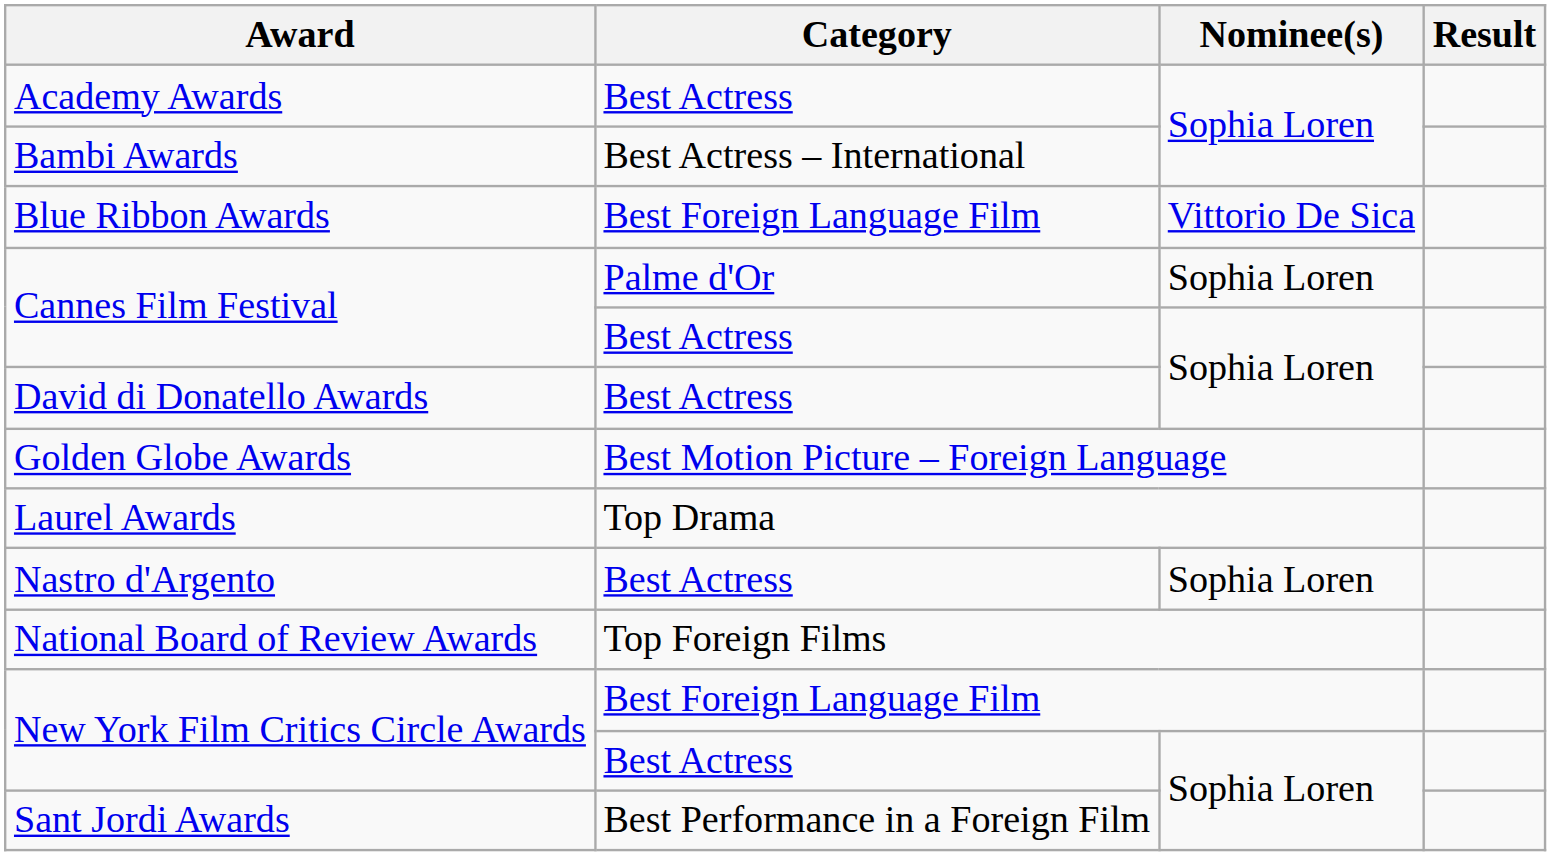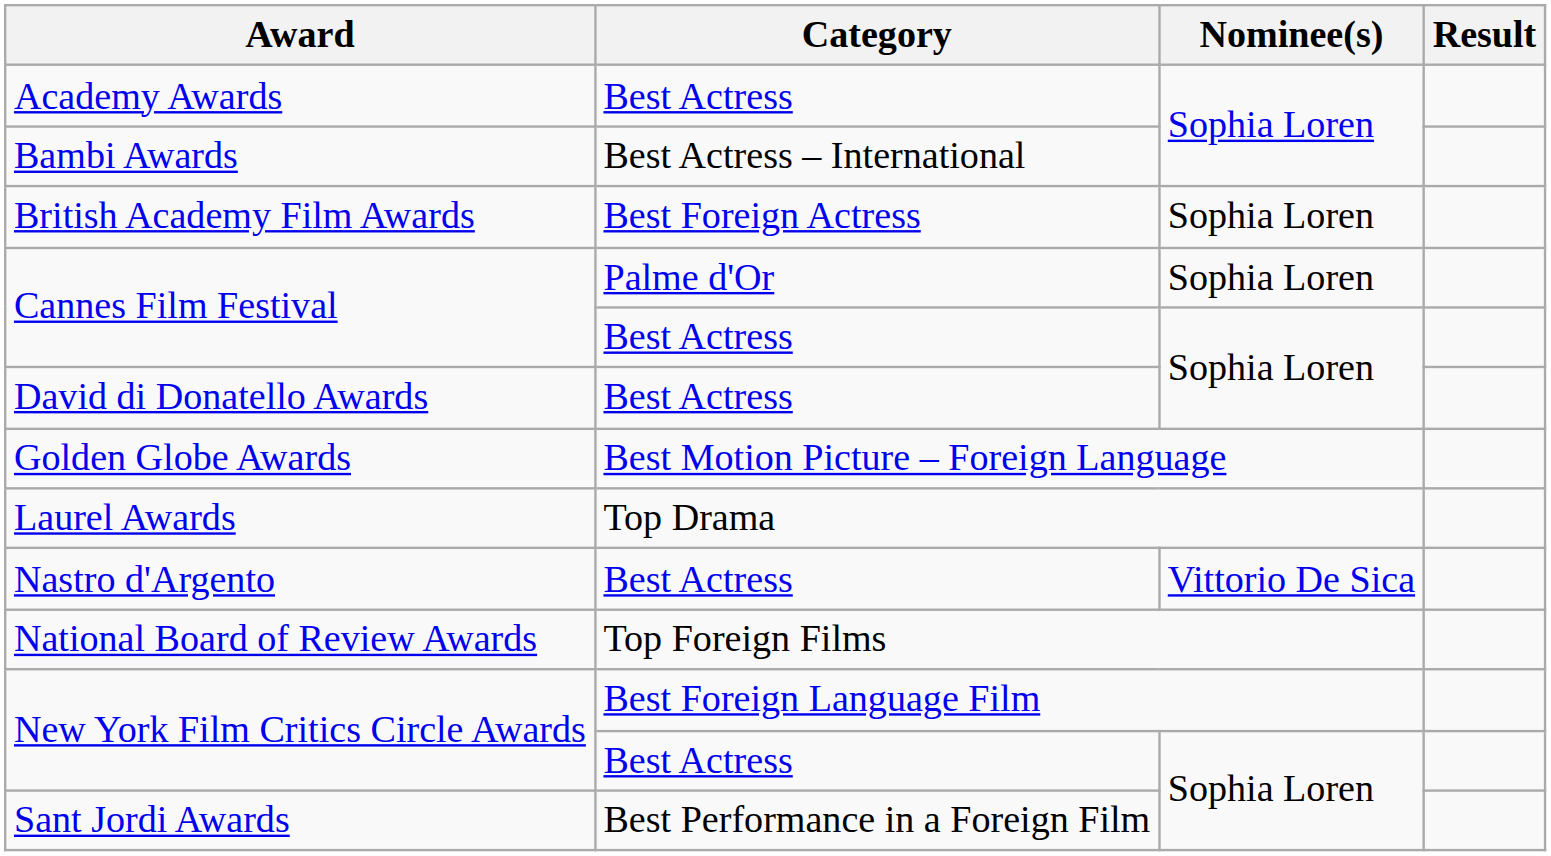- row: (172, 215)
+ row: (244, 215)
(1271, 578) Sophia Loren -> (1291, 578) Vittorio De Sica
